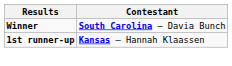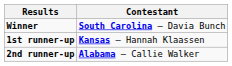+ row: (40, 54)
